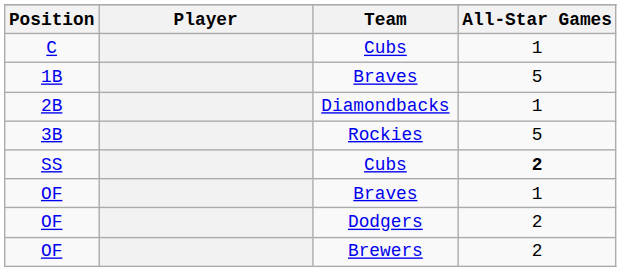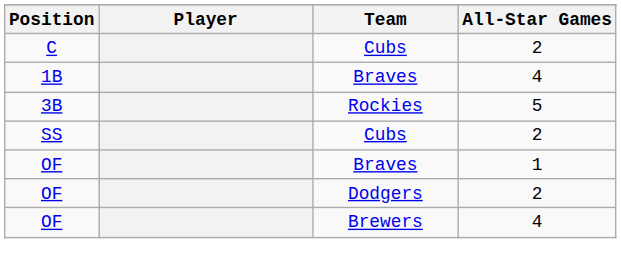(537, 48) 1 -> (537, 48) 2
(537, 77) 5 -> (537, 77) 4
- row: (52, 106)
(537, 164) bold -> (537, 135) normal
(537, 251) 2 -> (537, 222) 4
